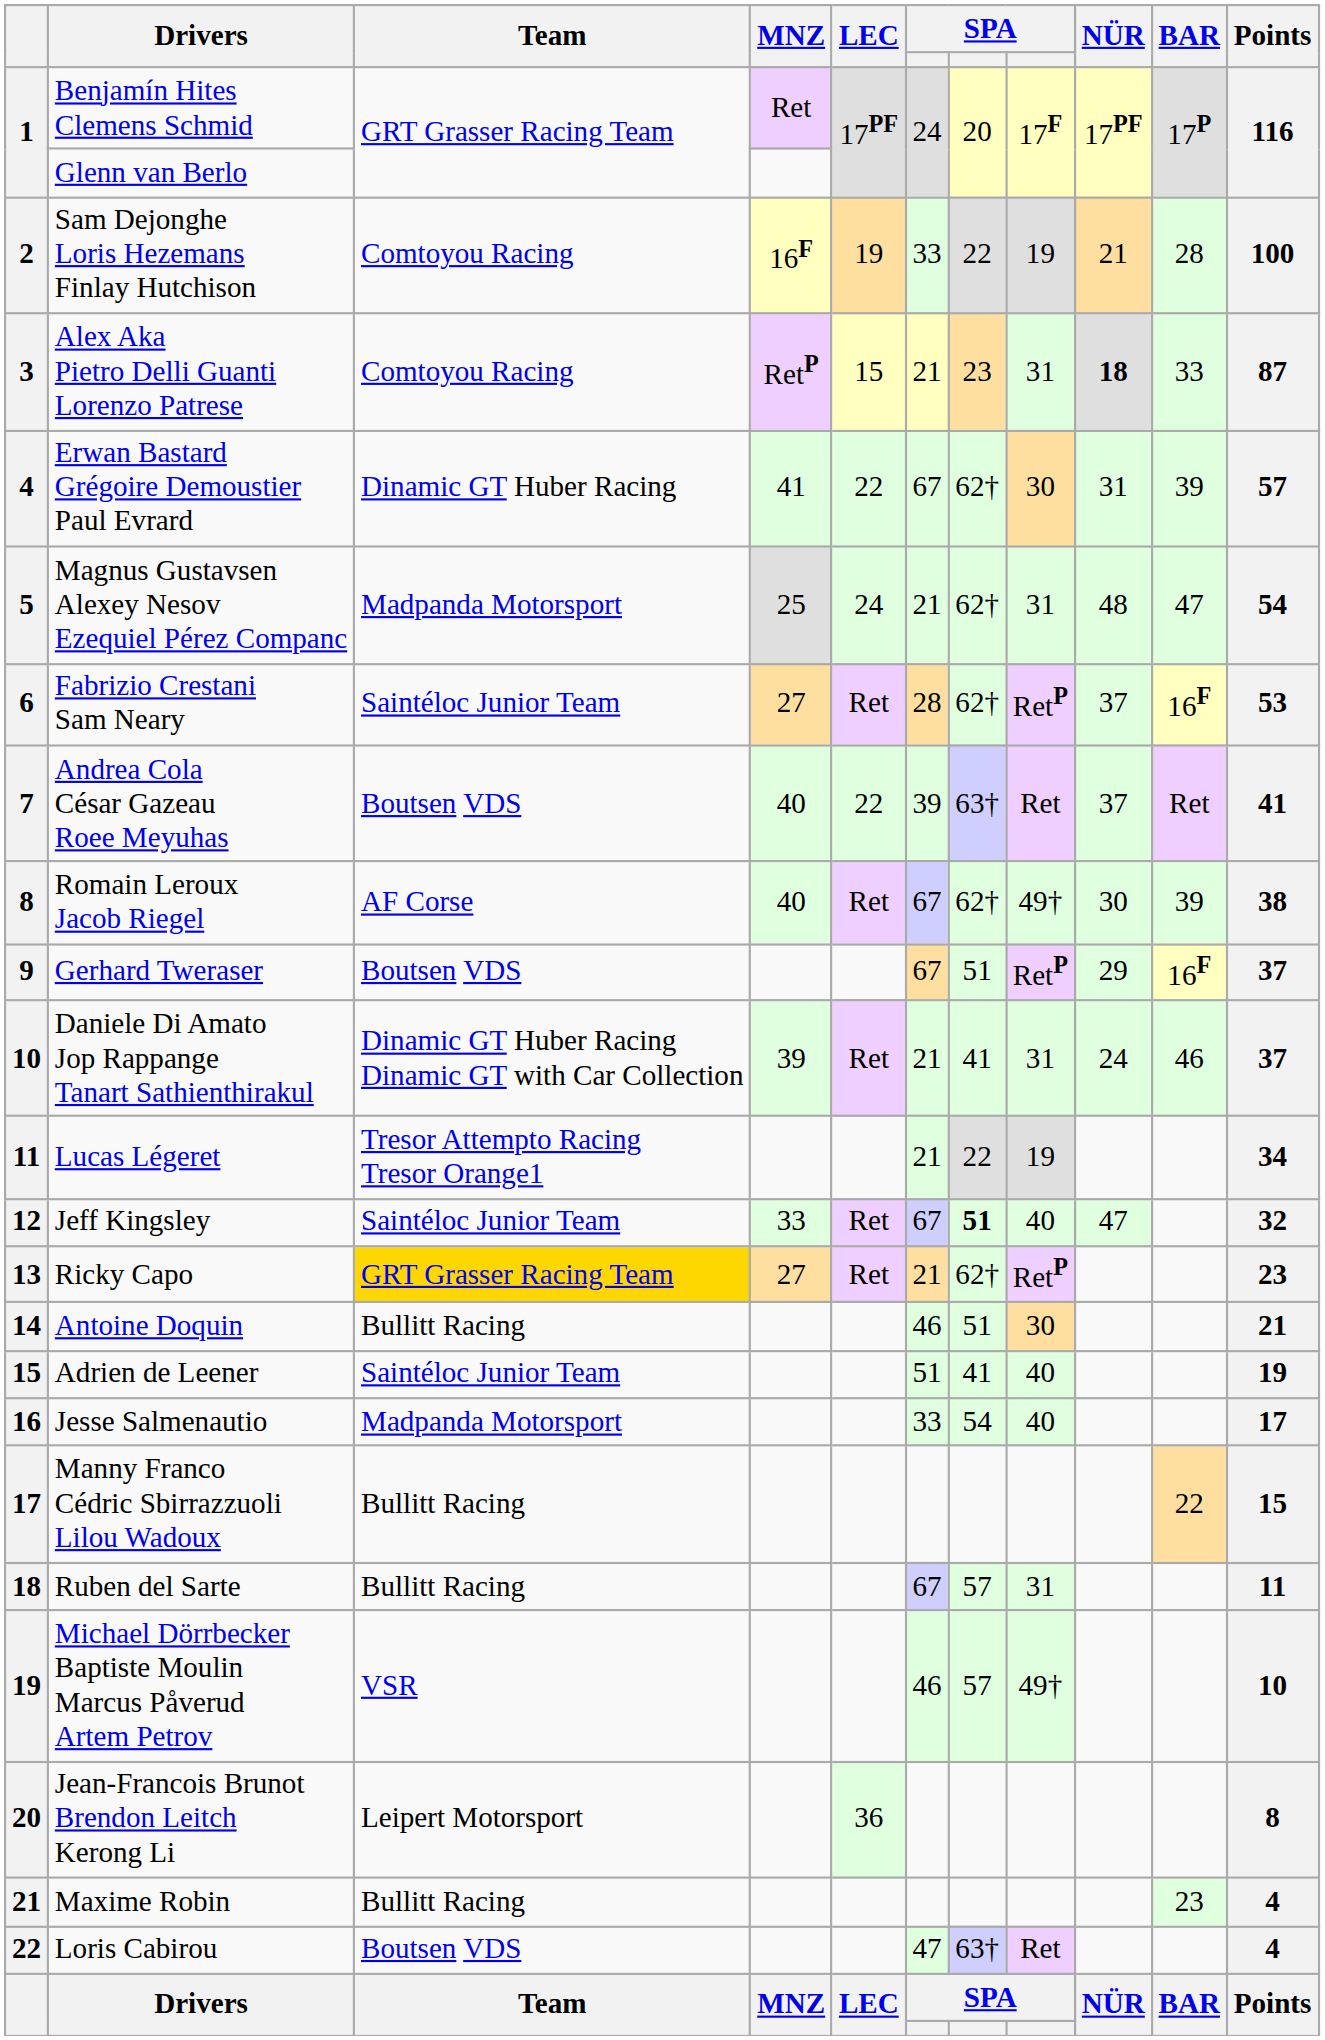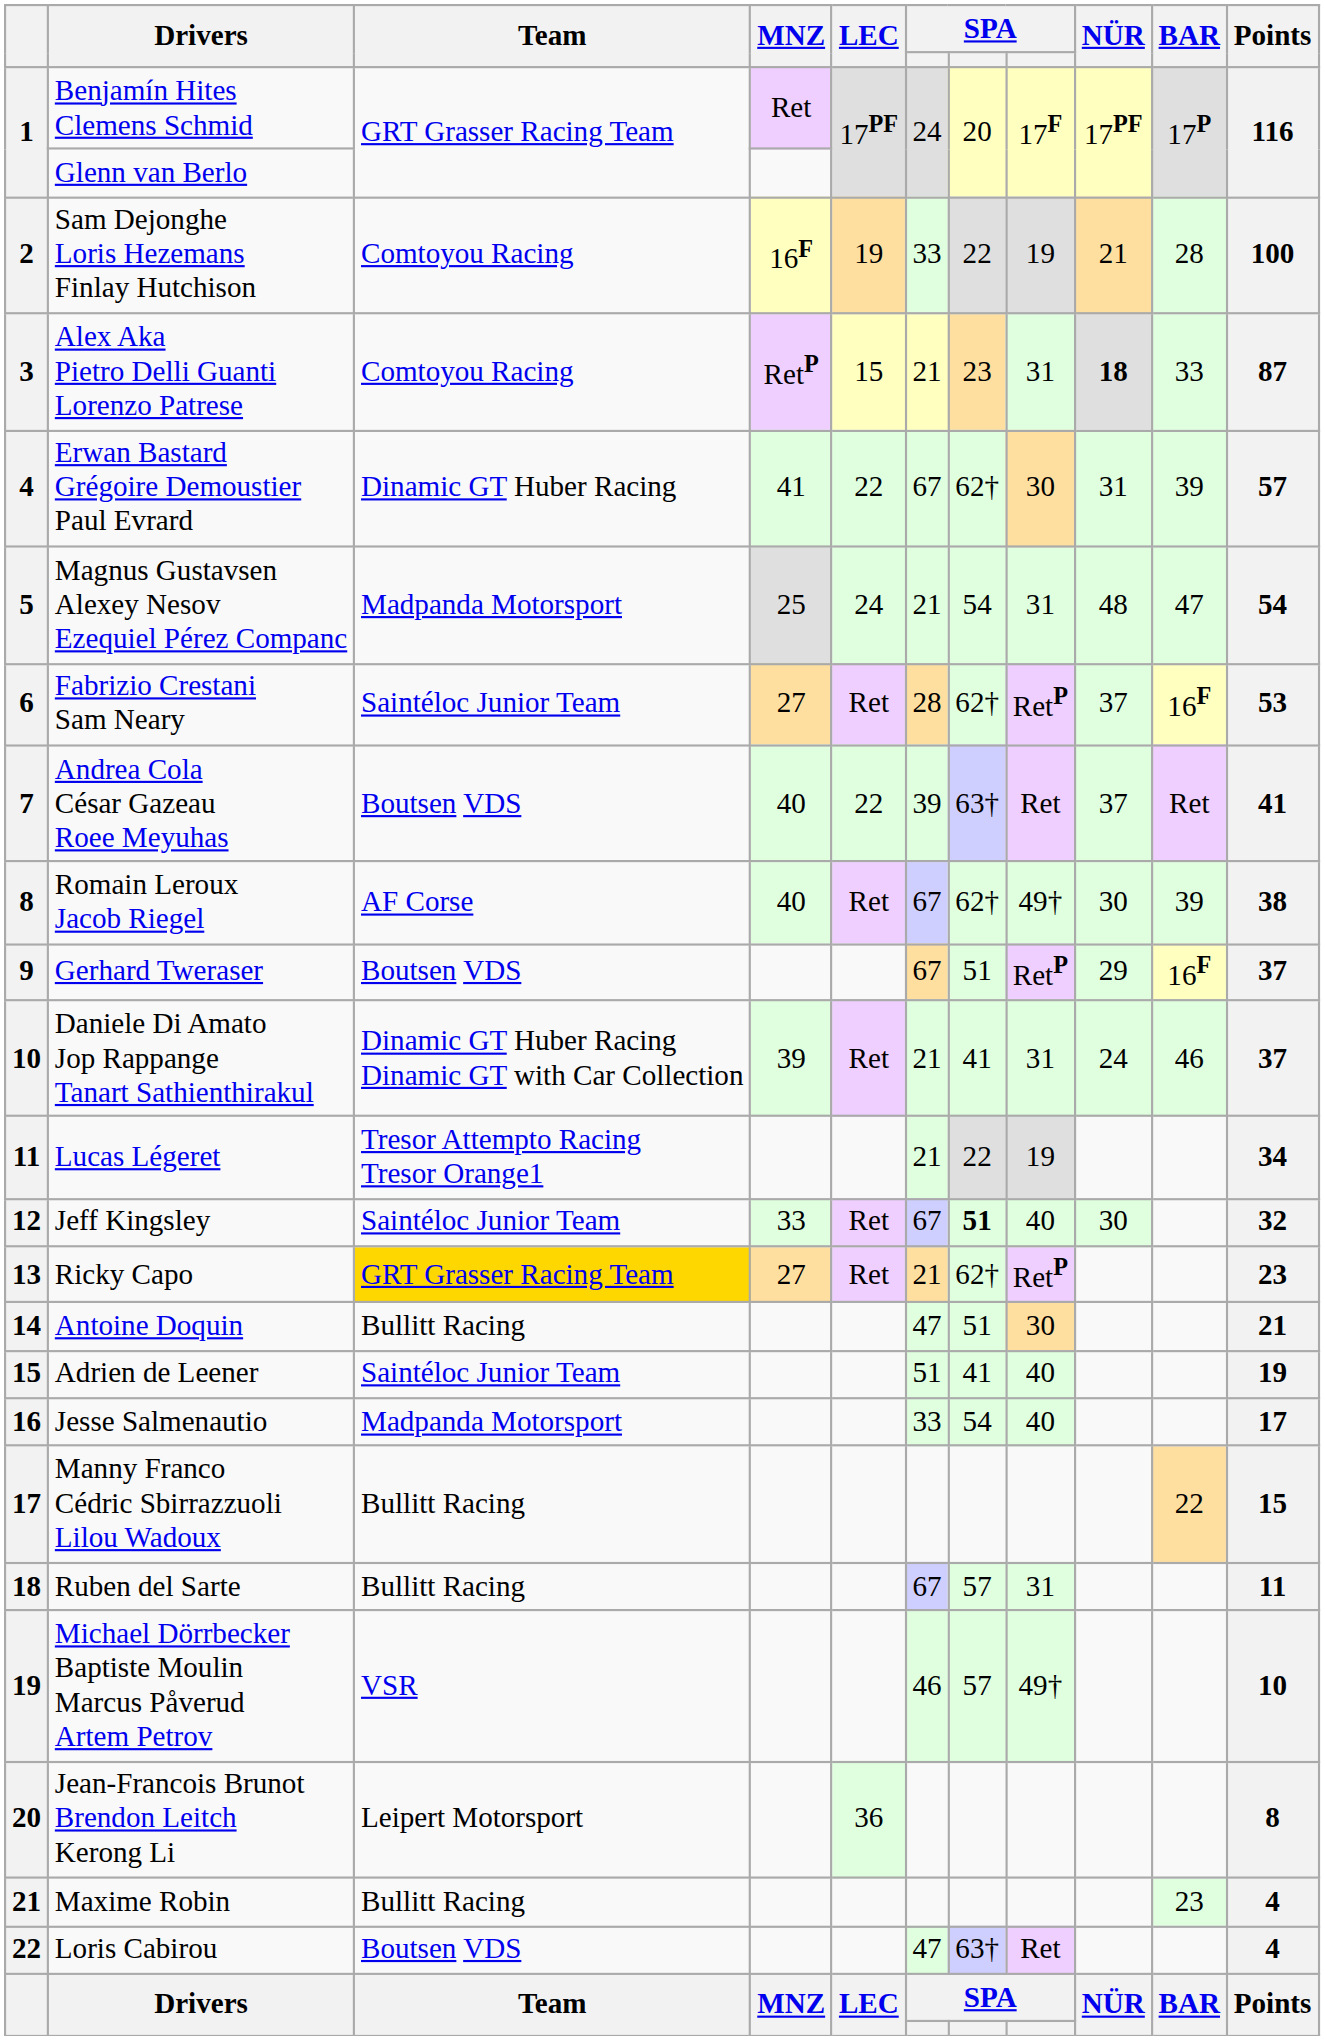(977, 603) 62† -> (977, 603) 54
(1113, 1221) 47 -> (1113, 1221) 30
(927, 1325) 46 -> (927, 1325) 47
